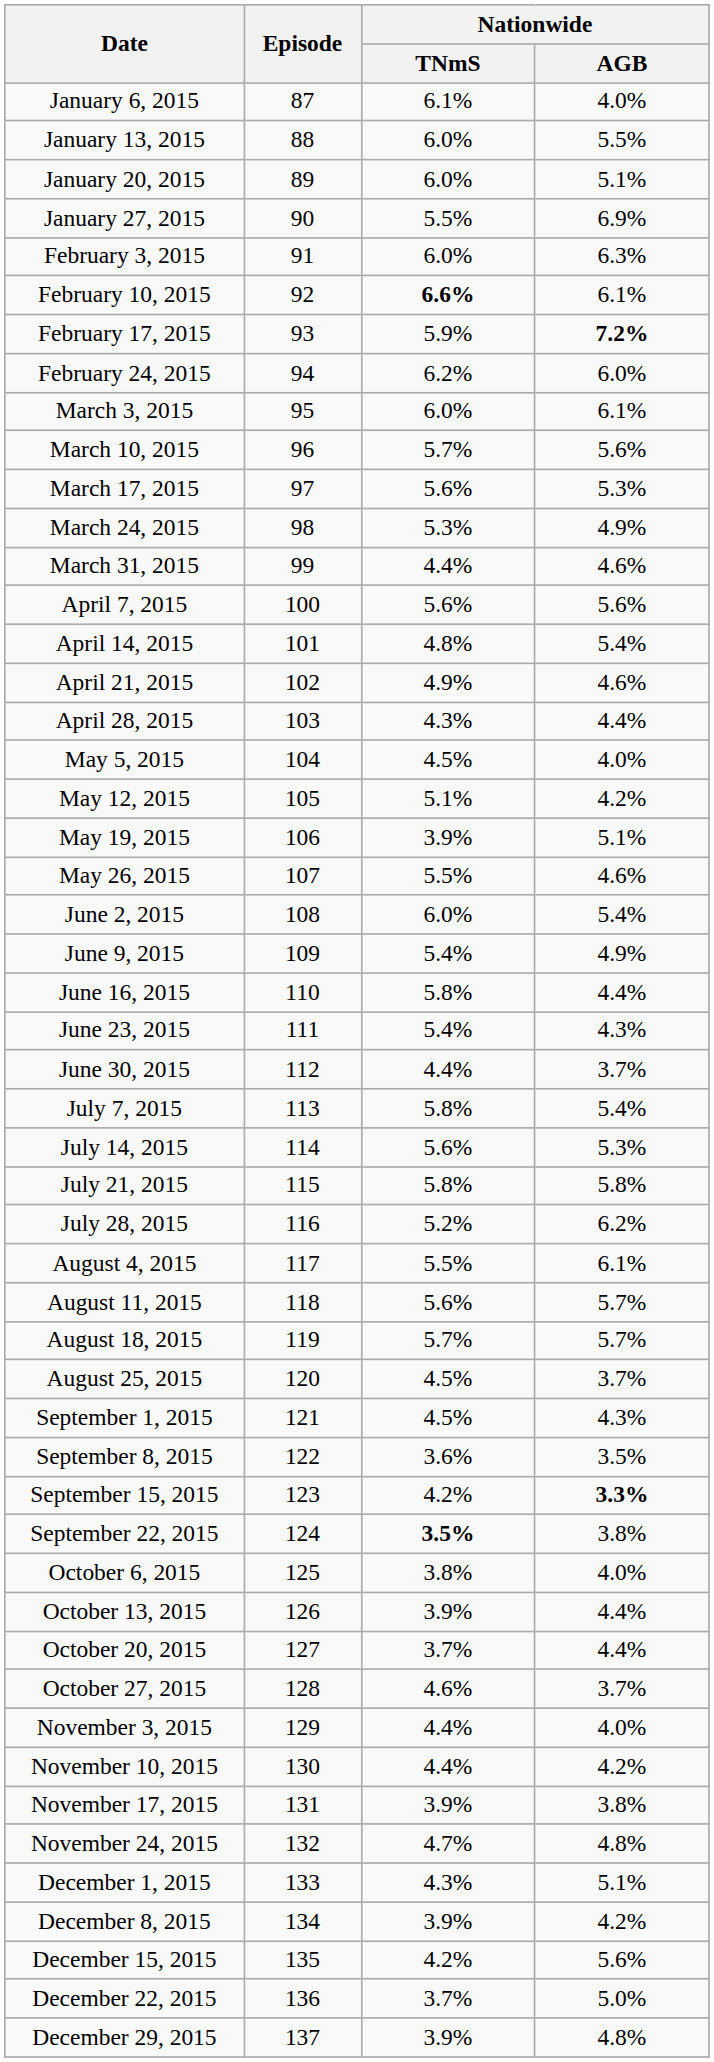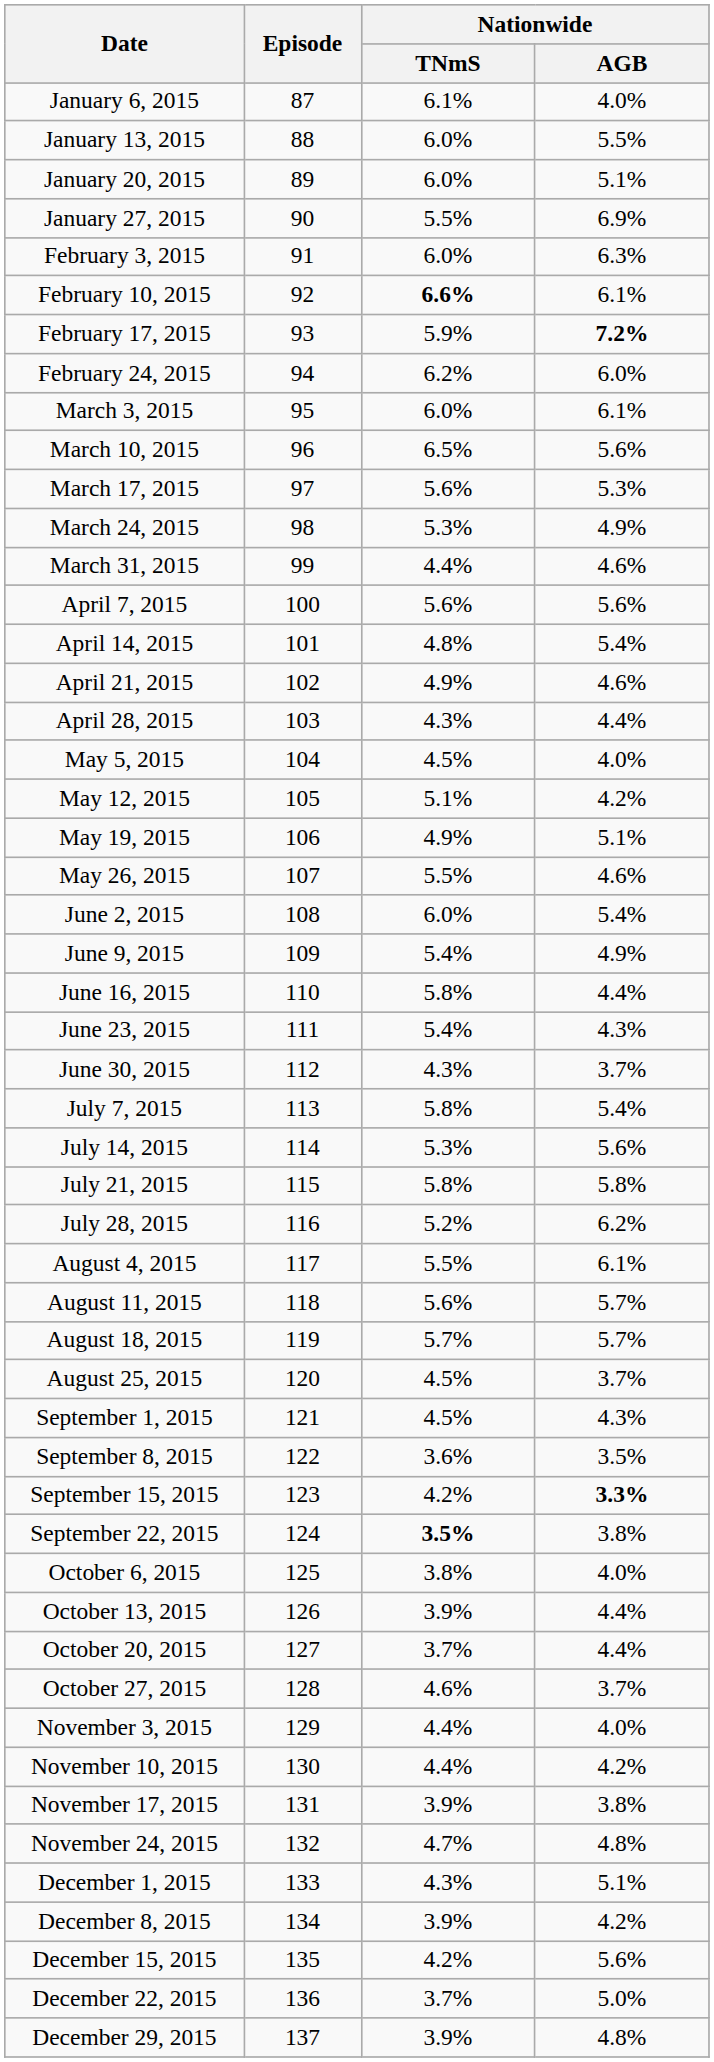(448, 450) 5.7% -> (448, 450) 6.5%
(448, 837) 3.9% -> (448, 837) 4.9%
(448, 1069) 4.4% -> (448, 1069) 4.3%
(448, 1146) 5.6% -> (448, 1146) 5.3%
(622, 1146) 5.3% -> (622, 1146) 5.6%
